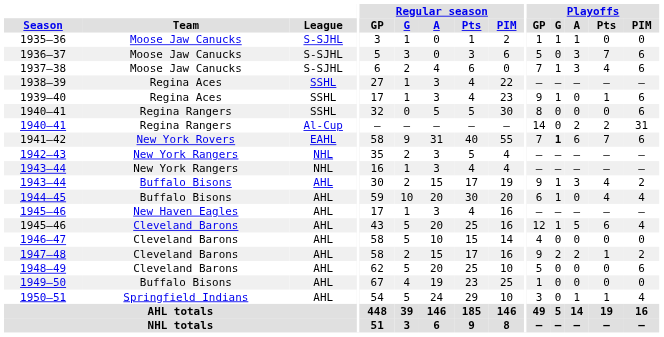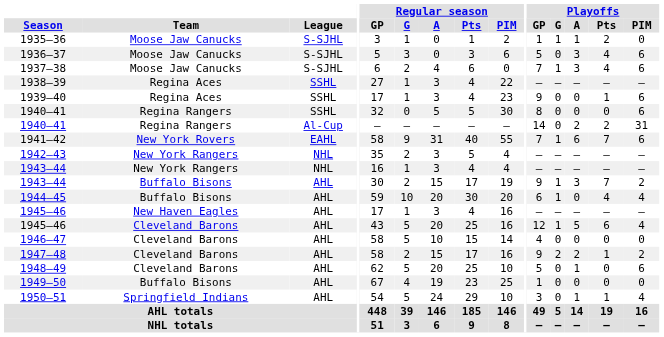(606, 40) 0 -> (606, 40) 2
(606, 54) 7 -> (606, 54) 4
(558, 97) 1 -> (558, 97) 0
(558, 140) bold -> (558, 140) normal
(606, 182) 4 -> (606, 182) 7
(577, 268) 0 -> (577, 268) 1
